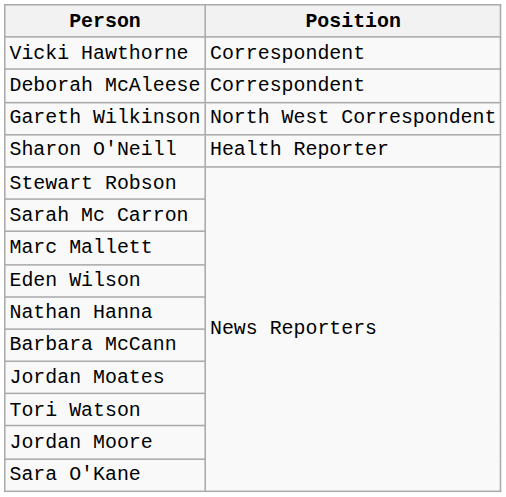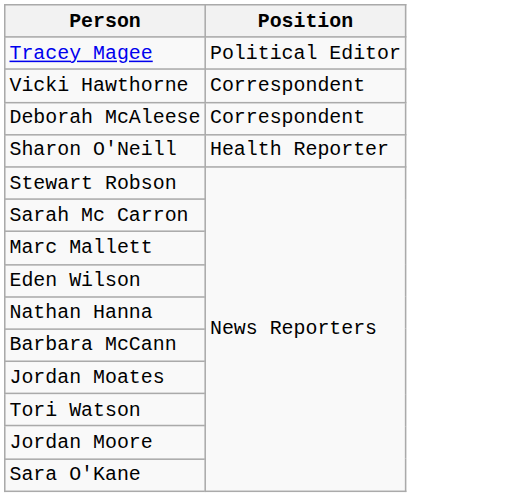+ row: (81, 53)
- row: (105, 118)
